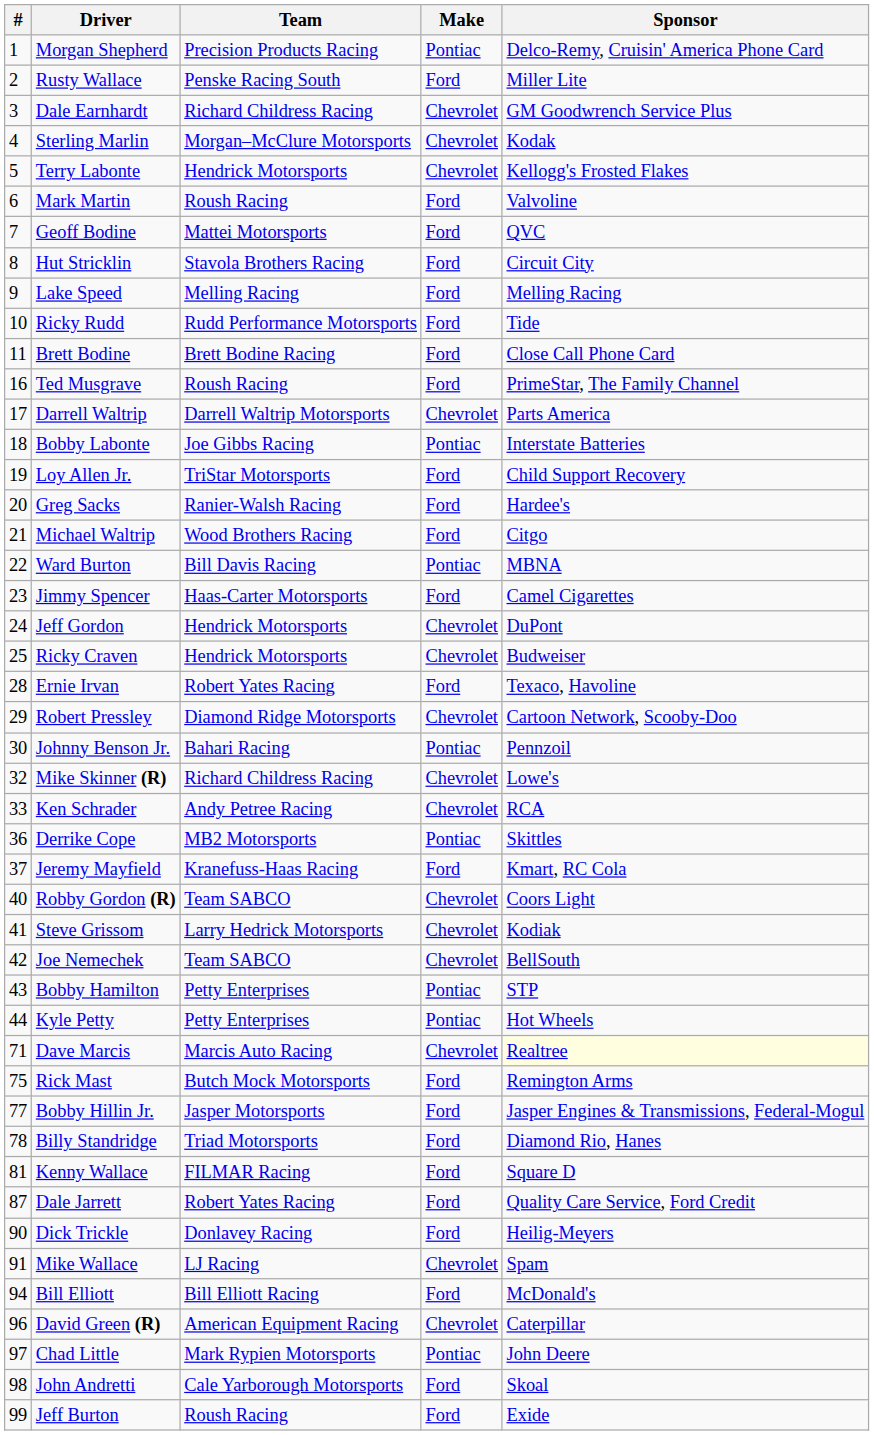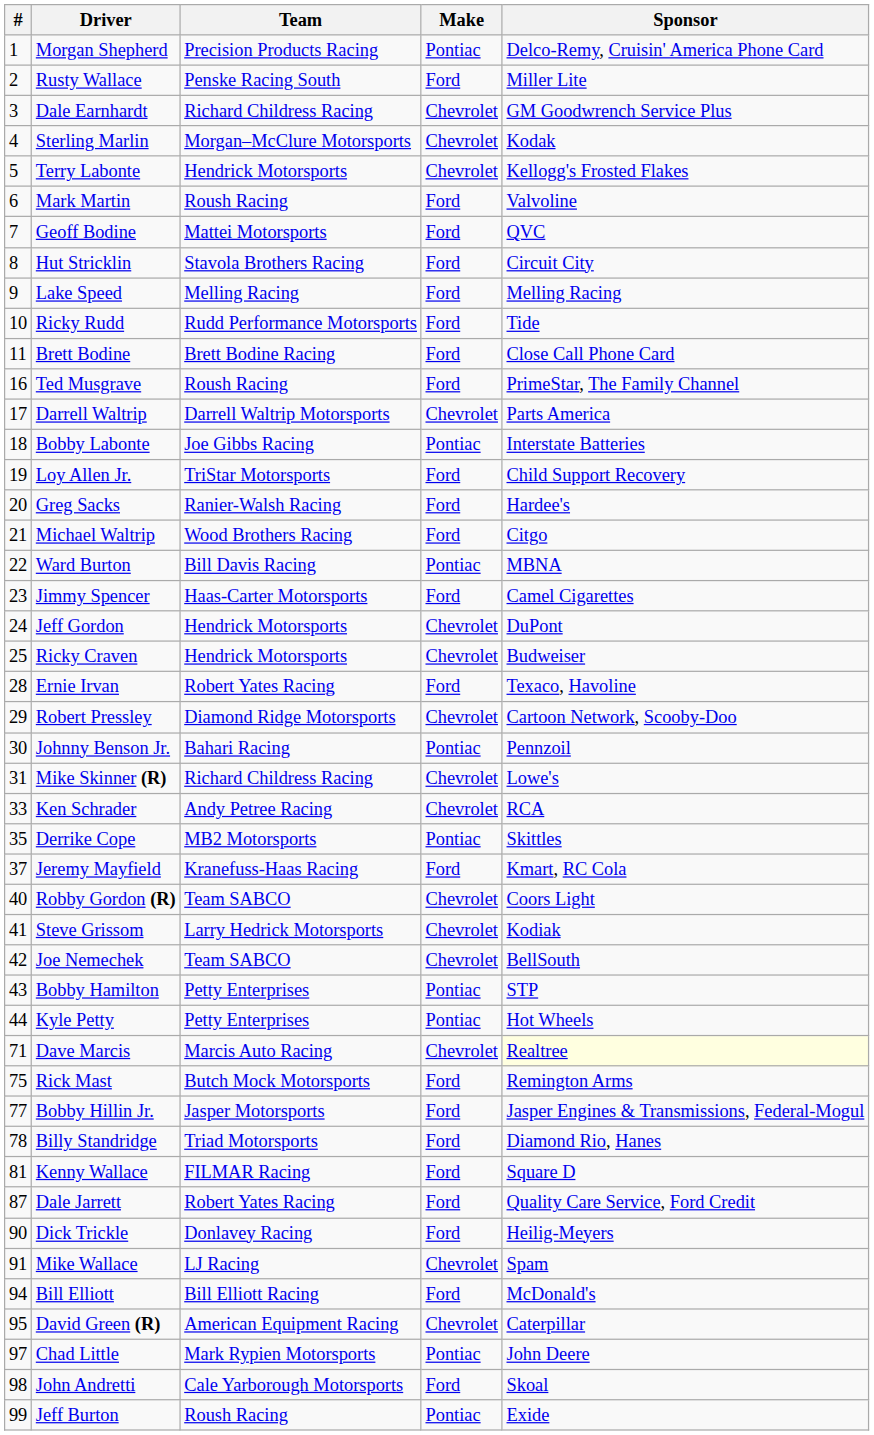(18, 777) 32 -> (18, 777) 31
(18, 838) 36 -> (18, 838) 35
(18, 1323) 96 -> (18, 1323) 95
(443, 1414) Ford -> (453, 1414) Pontiac
